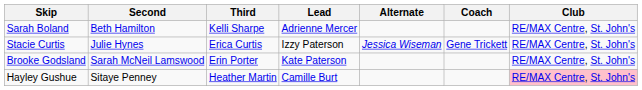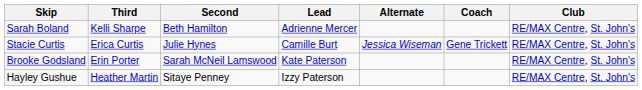columns swapped: (243, 12) <-> (147, 12)
(313, 45) Izzy Paterson -> (309, 45) Camille Burt
(309, 77) Camille Burt -> (313, 77) Izzy Paterson
(573, 77) pink background -> (573, 77) no background
